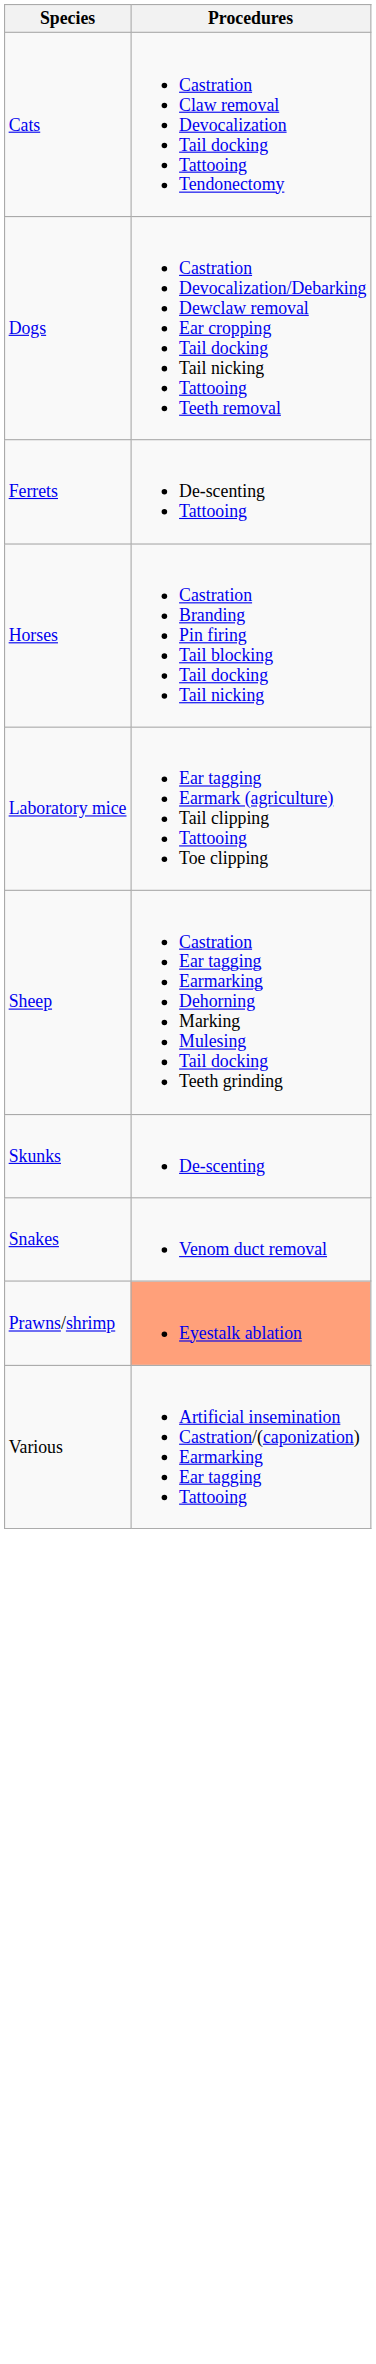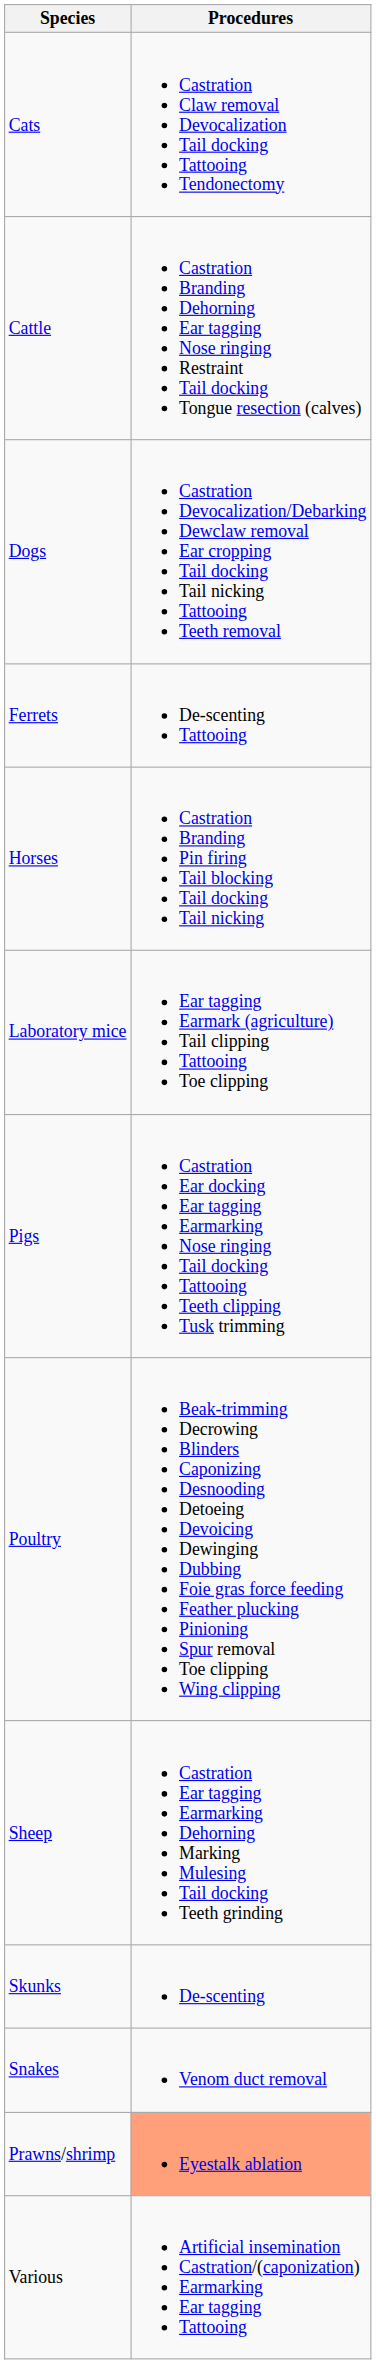+ row: (30, 327)
+ row: (24, 1235)
+ row: (35, 1539)
